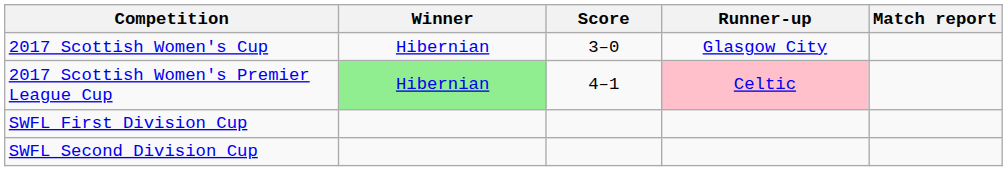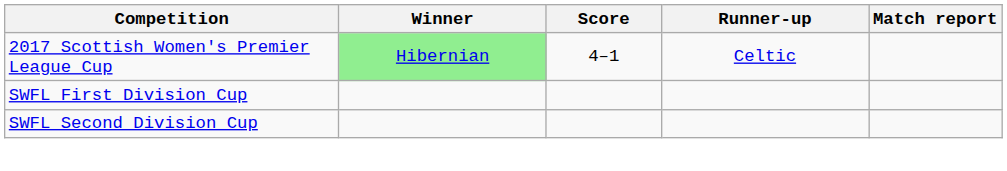- row: (138, 47)
(765, 85) pink background -> (765, 57) no background
